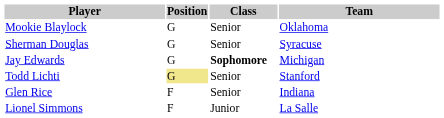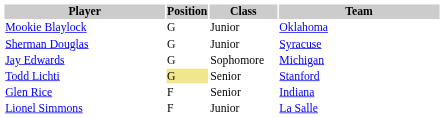(225, 27) Senior -> (225, 27) Junior
(225, 44) Senior -> (225, 44) Junior
(239, 60) bold -> (237, 60) normal
